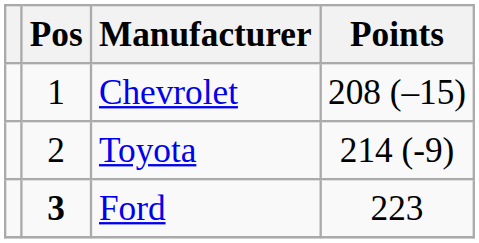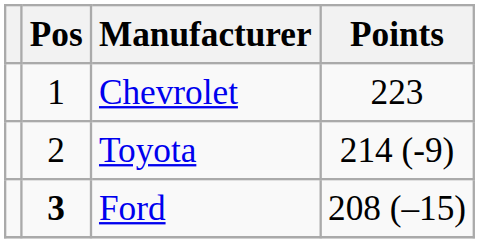(397, 91) 208 (–15) -> (397, 91) 223
(397, 208) 223 -> (397, 208) 208 (–15)
